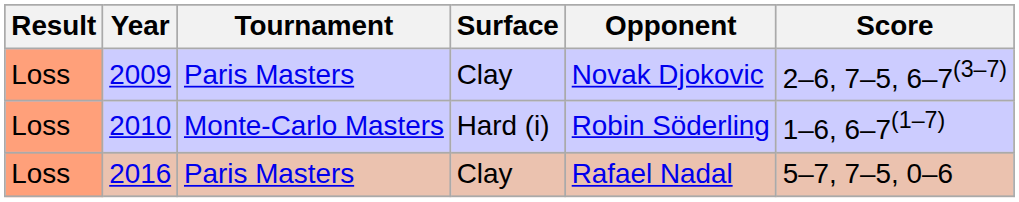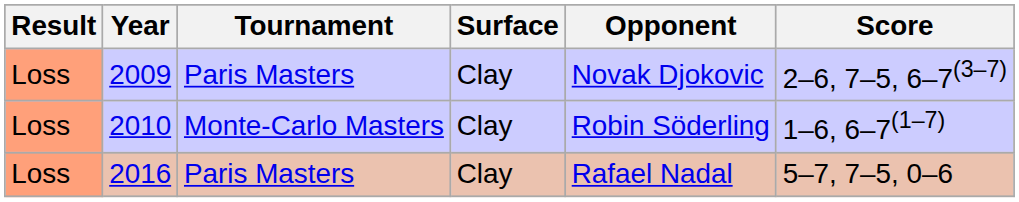(503, 126) Hard (i) -> (485, 126) Clay
